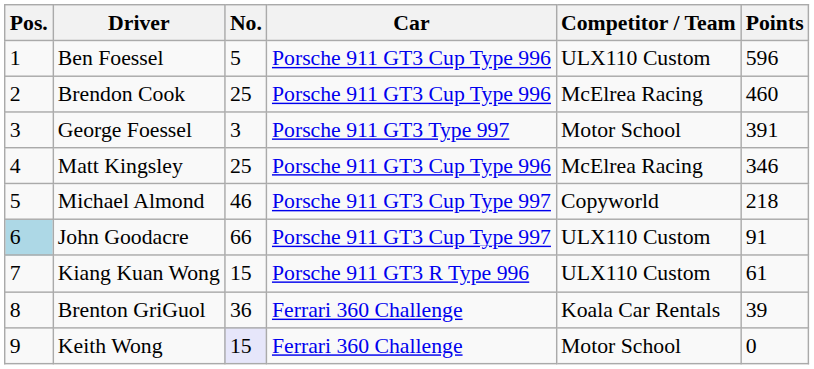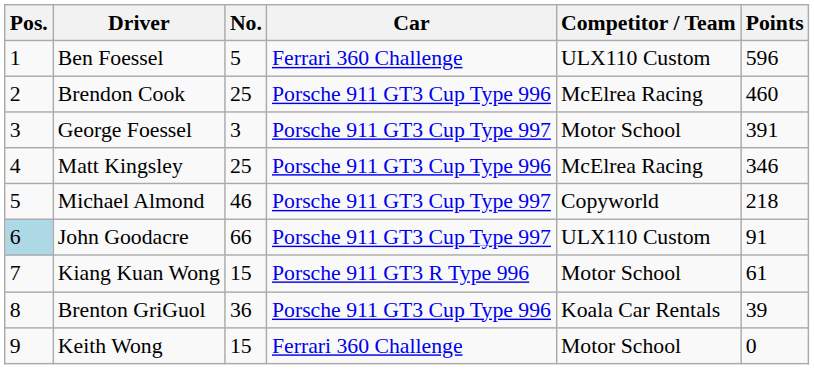(411, 58) Porsche 911 GT3 Cup Type 996 -> (367, 58) Ferrari 360 Challenge
(391, 130) Porsche 911 GT3 Type 997 -> (411, 130) Porsche 911 GT3 Cup Type 997
(636, 273) ULX110 Custom -> (621, 273) Motor School
(367, 309) Ferrari 360 Challenge -> (411, 309) Porsche 911 GT3 Cup Type 996
(241, 345) lavender background -> (241, 345) no background
